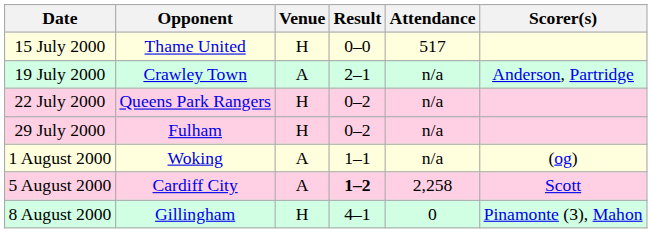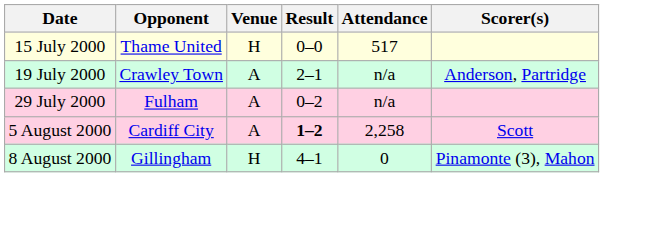- row: (60, 102)
(302, 130) H -> (254, 102) A
- row: (60, 158)
